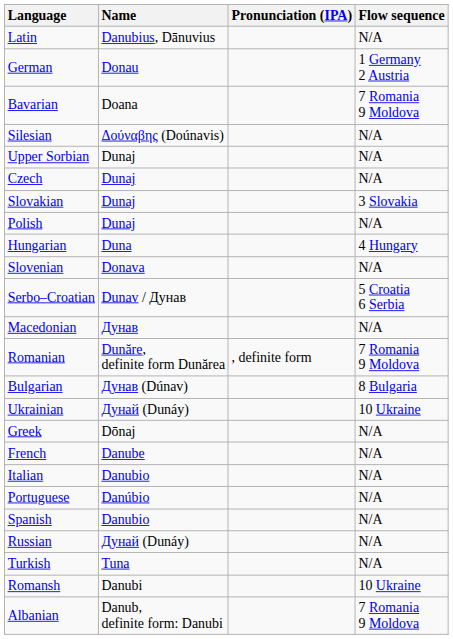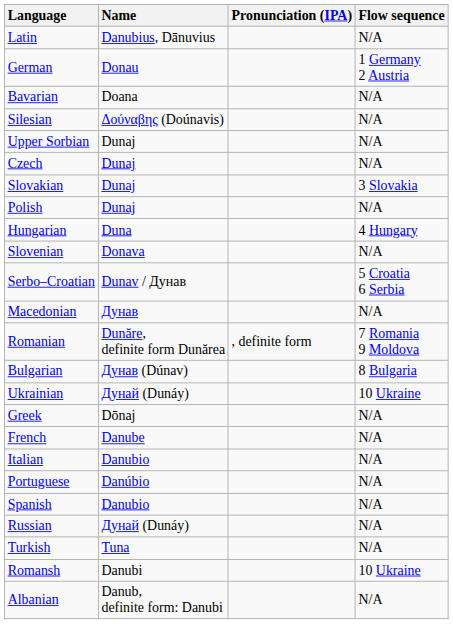(389, 105) 7 Romania 9 Moldova -> (370, 97) N/A
(389, 615) 7 Romania 9 Moldova -> (370, 600) N/A
